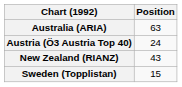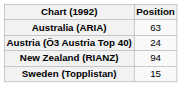(156, 58) 43 -> (156, 58) 94
